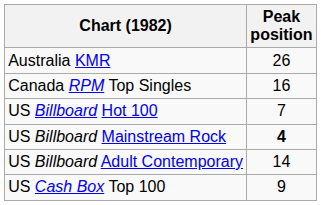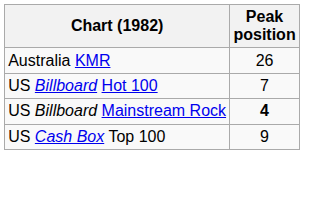- row: (100, 85)
- row: (126, 162)
